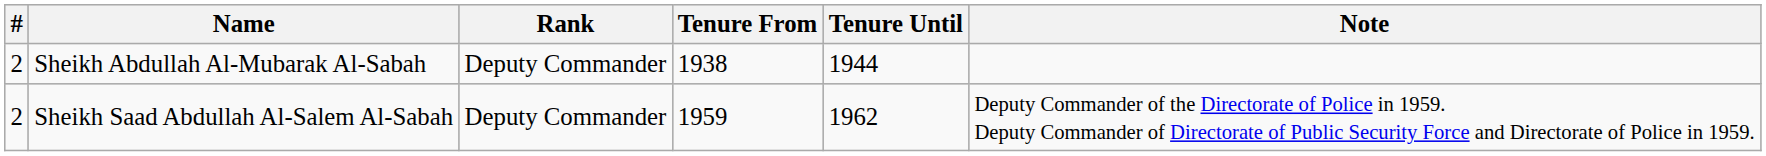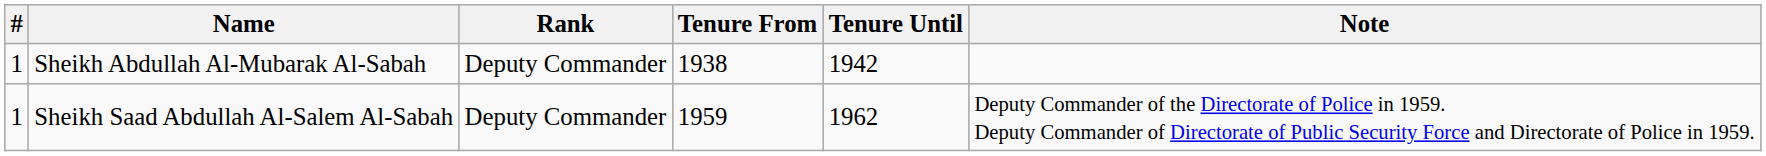(17, 63) 2 -> (17, 63) 1
(853, 63) 1944 -> (853, 63) 1942
(17, 116) 2 -> (17, 116) 1
